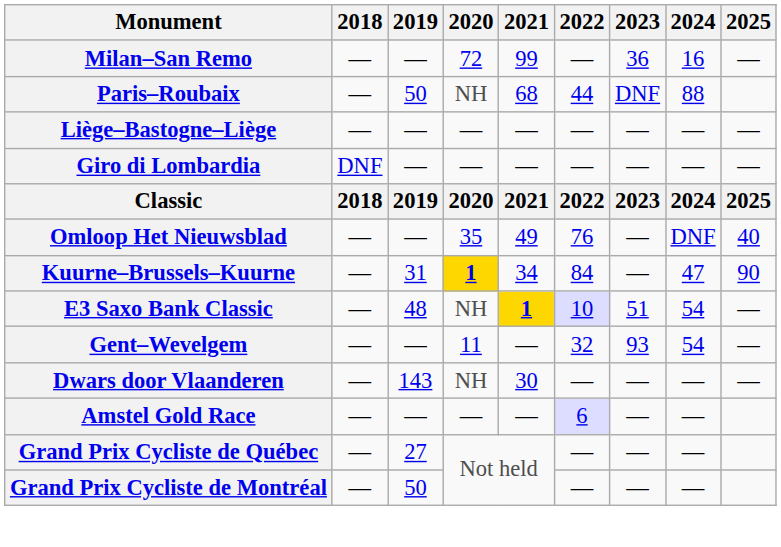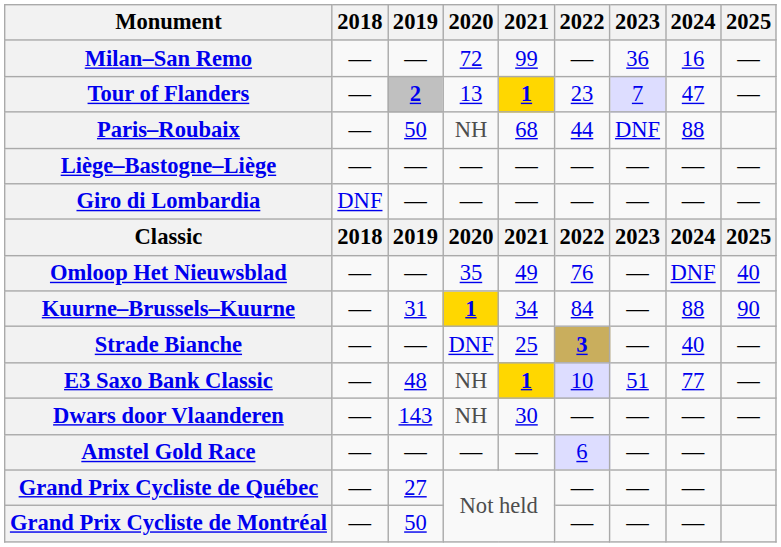+ row: (168, 93)
(693, 272) 47 -> (693, 308) 88
+ row: (168, 344)
(693, 308) 54 -> (693, 380) 77
- row: (168, 344)
